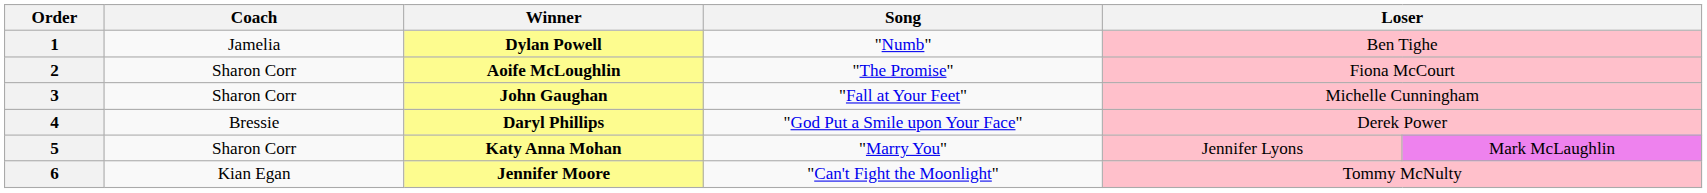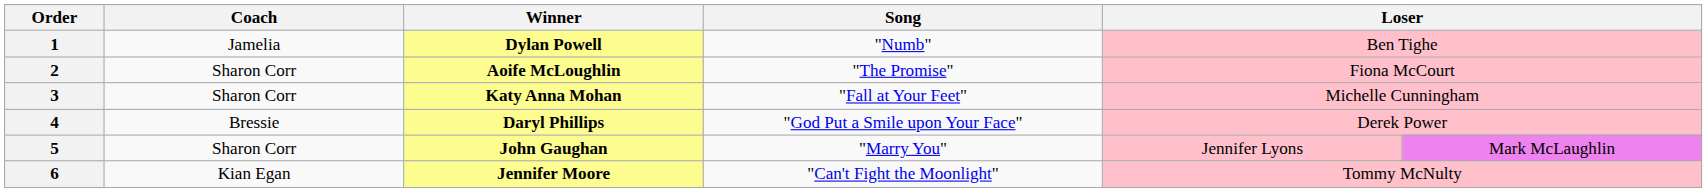(554, 96) John Gaughan -> (554, 96) Katy Anna Mohan
(554, 148) Katy Anna Mohan -> (554, 148) John Gaughan
